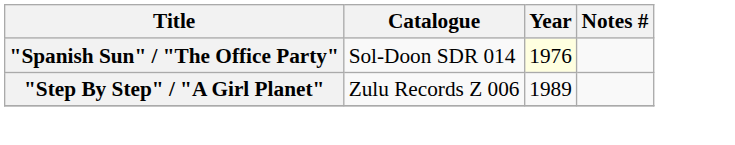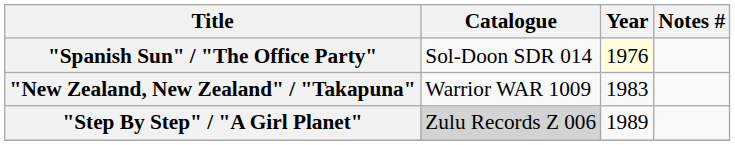+ row: (213, 88)
(434, 88) no background -> (511, 122) lightgrey background
